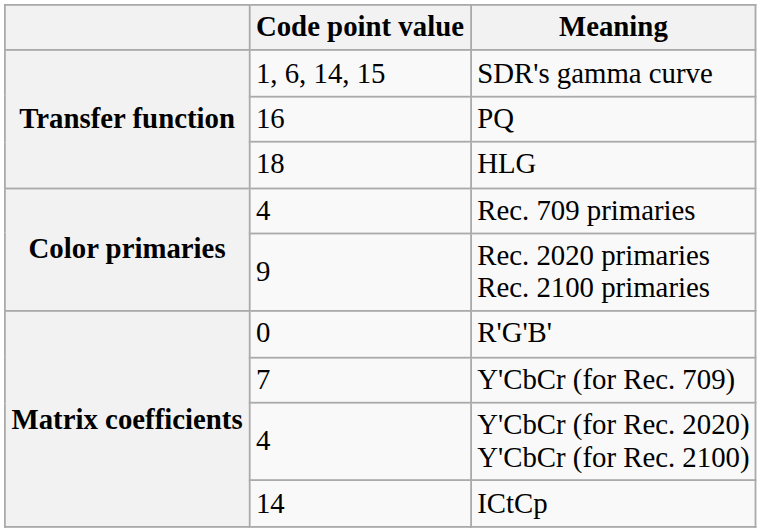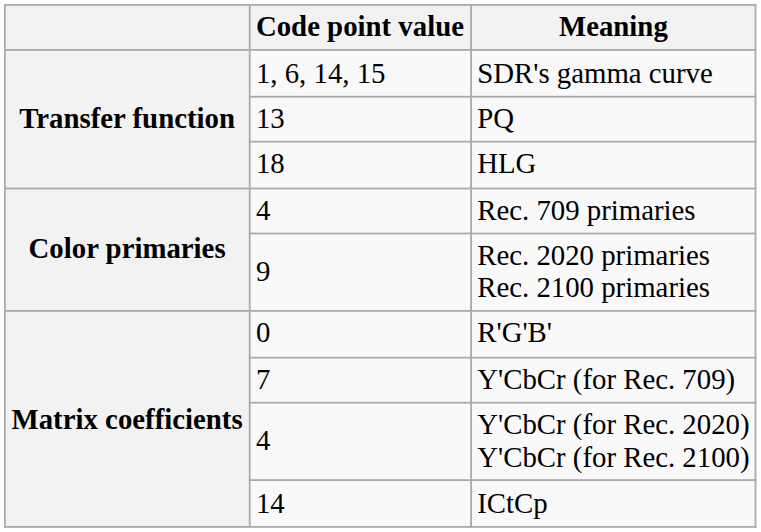(270, 118) 16 -> (270, 118) 13
